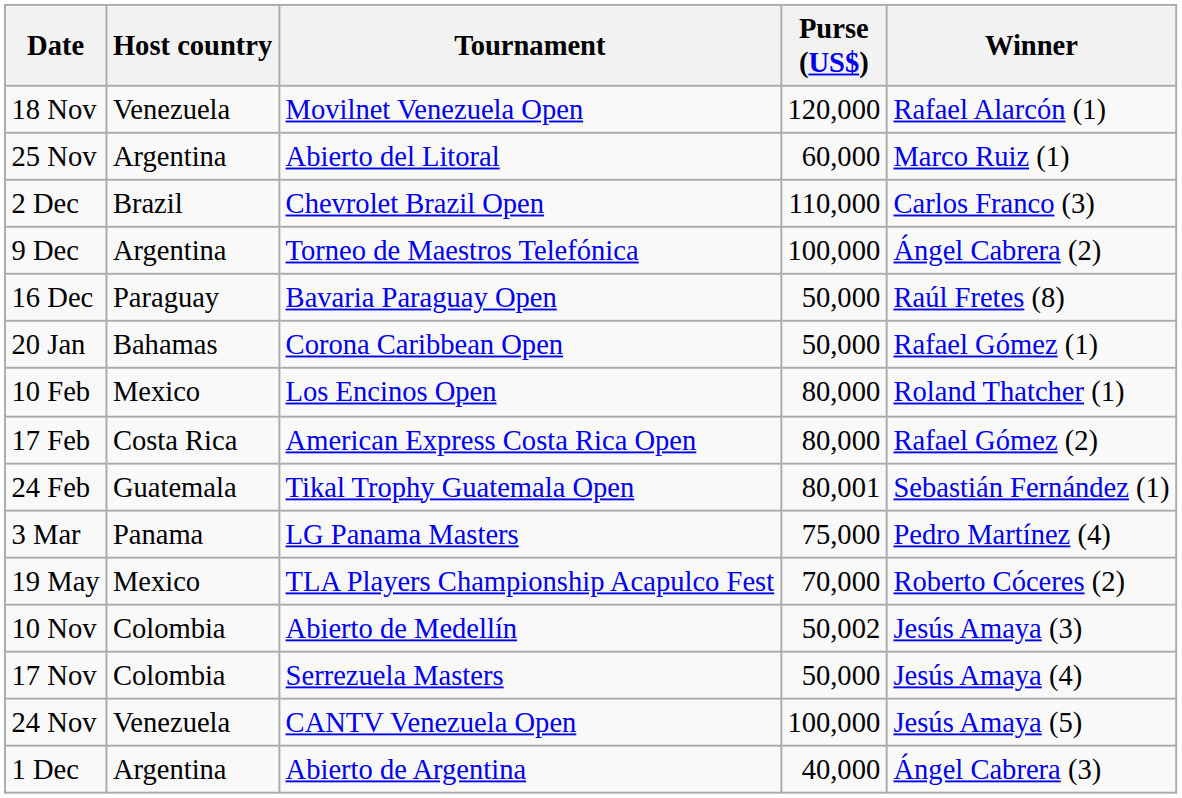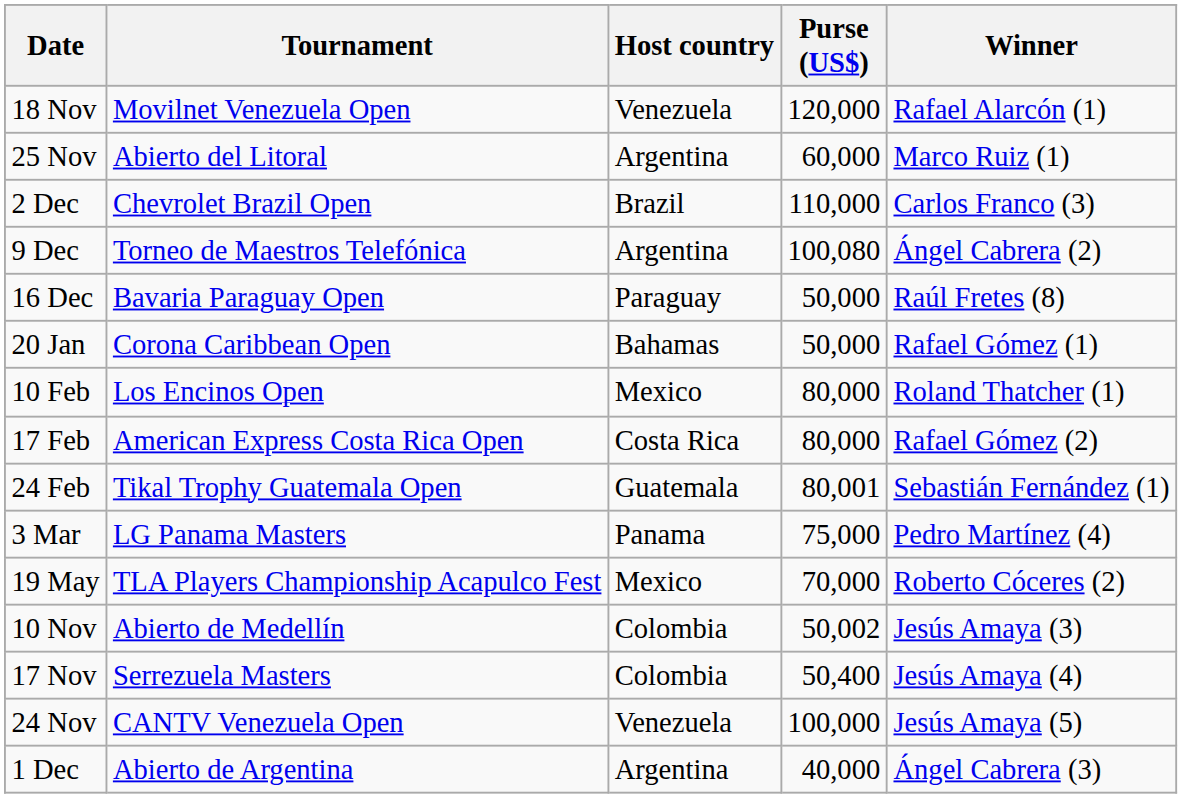columns swapped: (530, 45) <-> (193, 45)
(834, 250) 100,000 -> (834, 250) 100,080
(841, 674) 50,000 -> (841, 674) 50,400
